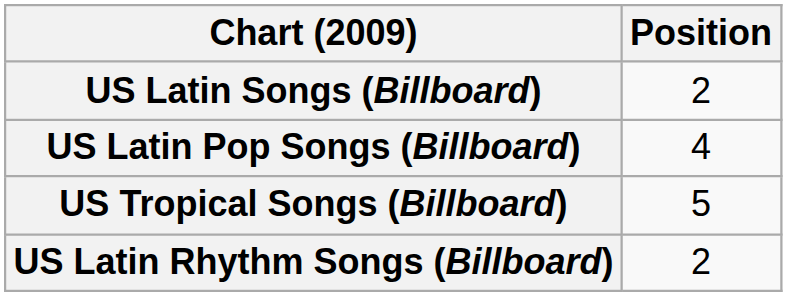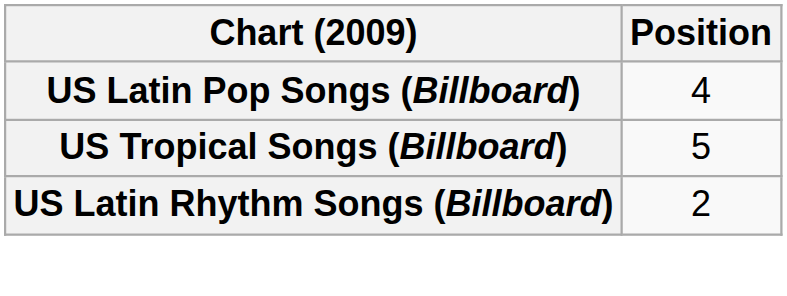- row: (313, 90)
